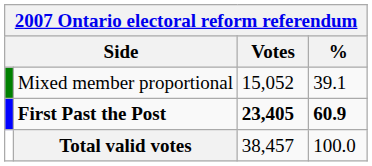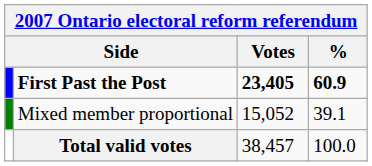rows swapped: (92, 114) <-> (125, 83)
